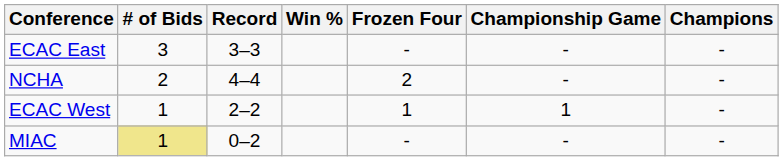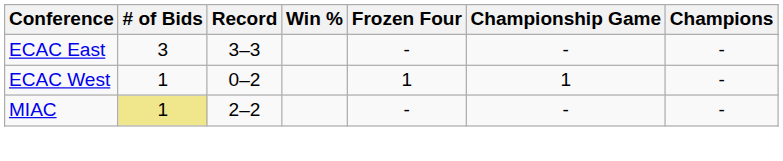- row: (36, 79)
(244, 110) 2–2 -> (244, 79) 0–2
(244, 140) 0–2 -> (244, 110) 2–2
